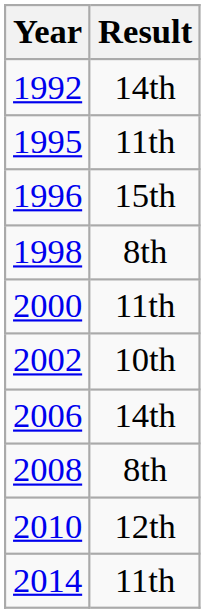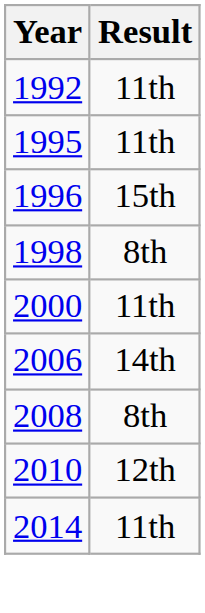(145, 86) 14th -> (145, 86) 11th
- row: (48, 360)
